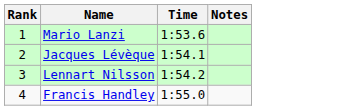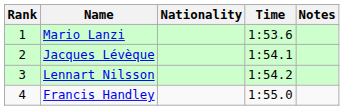+ column: (201, 15)
